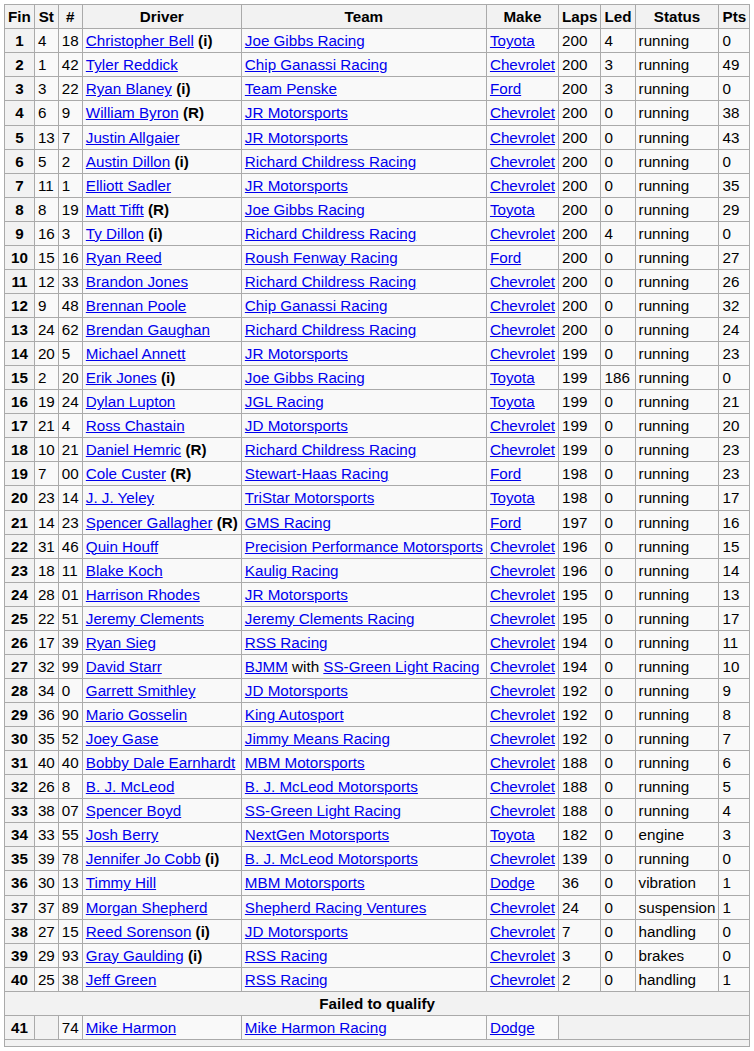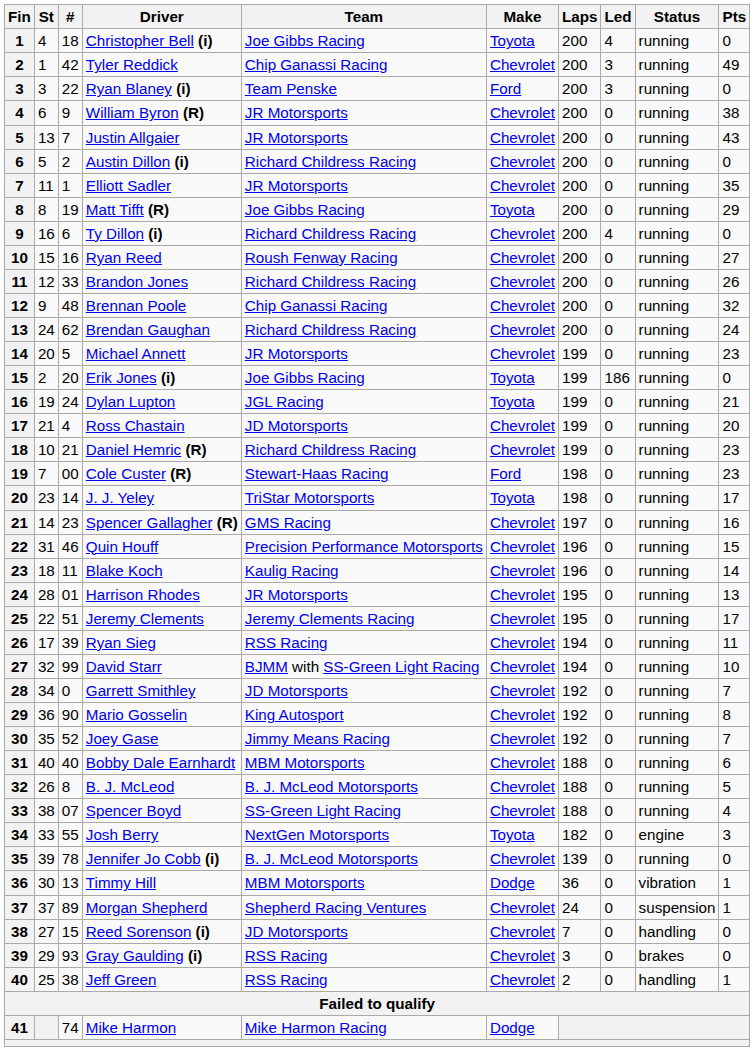(66, 233) 3 -> (66, 233) 6
(506, 257) Ford -> (522, 257) Chevrolet
(506, 522) Ford -> (522, 522) Chevrolet
(727, 690) 9 -> (727, 690) 7
